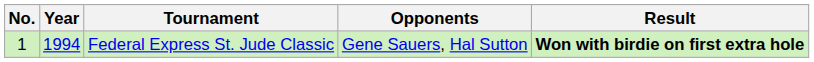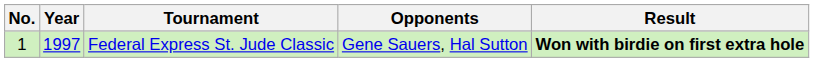(62, 44) 1994 -> (62, 44) 1997
